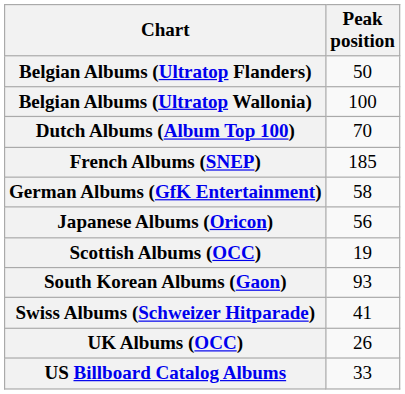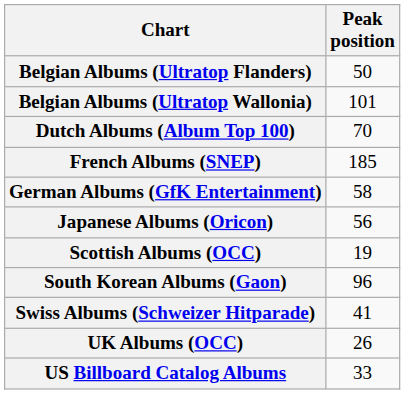(363, 101) 100 -> (363, 101) 101
(363, 282) 93 -> (363, 282) 96
